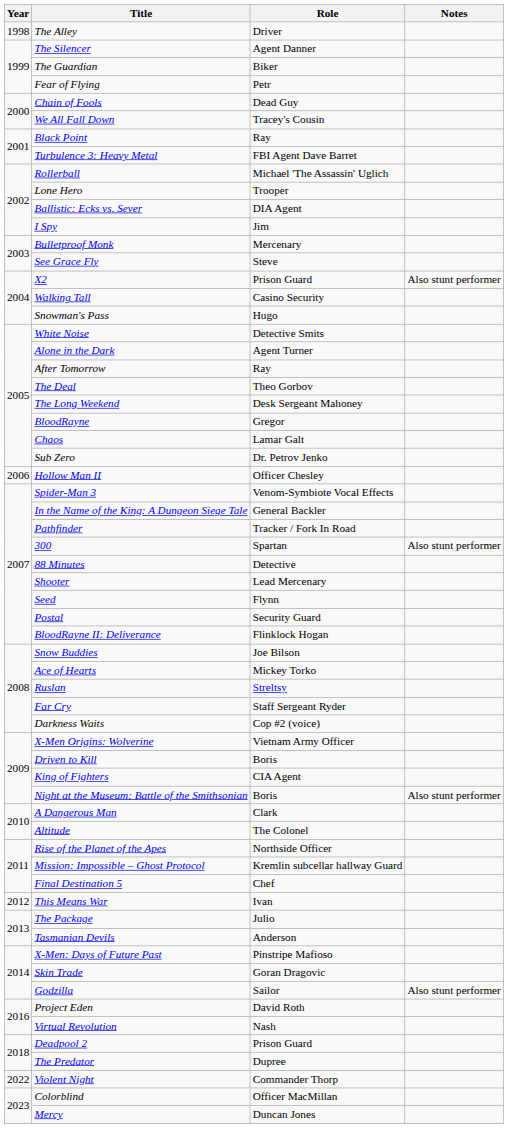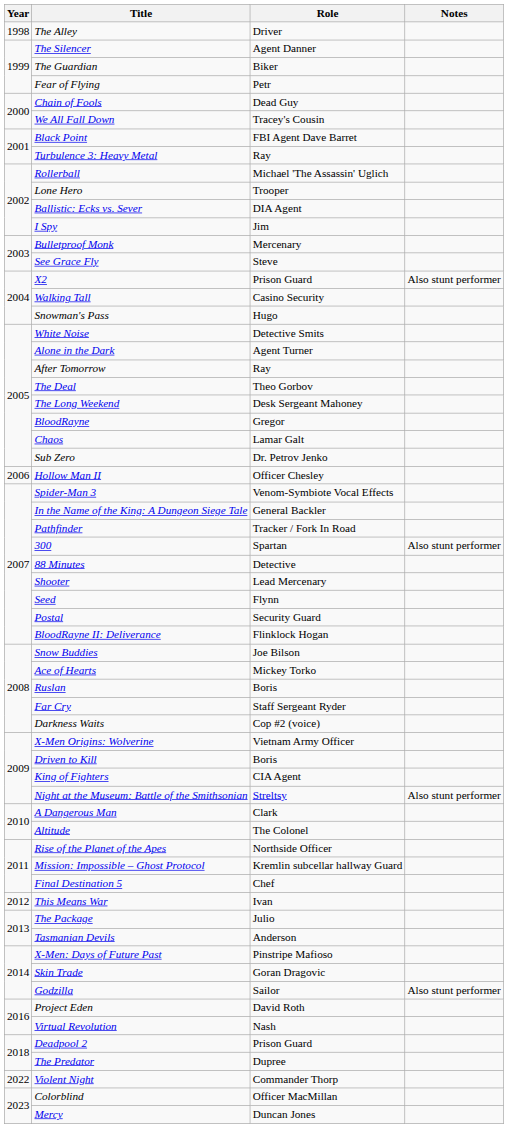(262, 137) Ray -> (305, 137) FBI Agent Dave Barret
(305, 155) FBI Agent Dave Barret -> (262, 155) Ray
(270, 688) Streltsy -> (265, 688) Boris
(265, 794) Boris -> (270, 794) Streltsy
